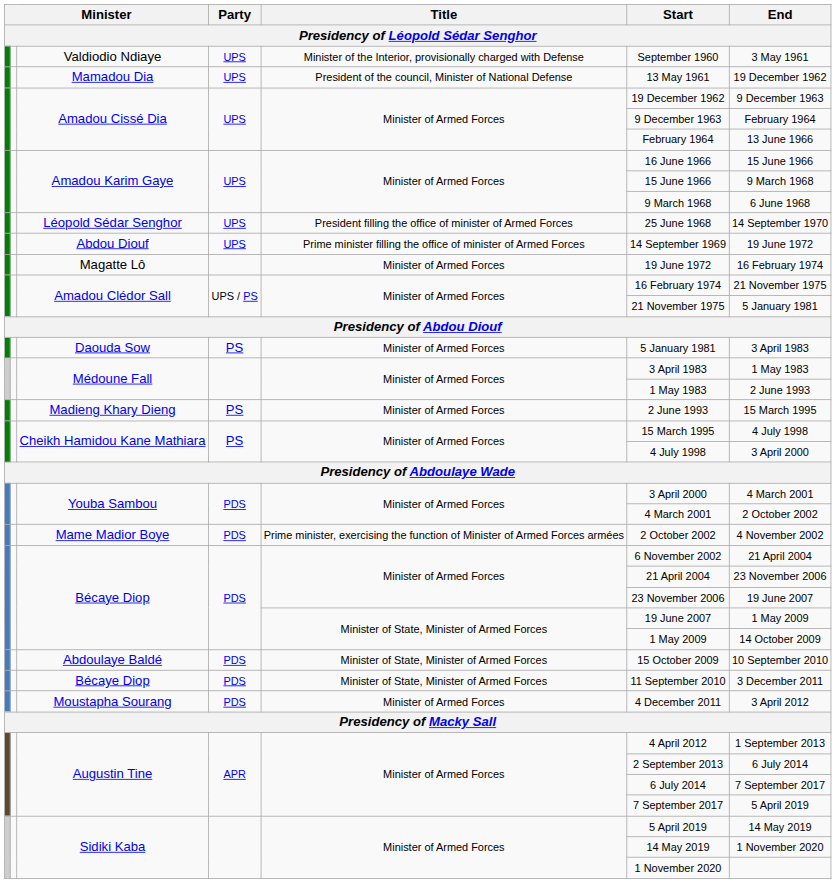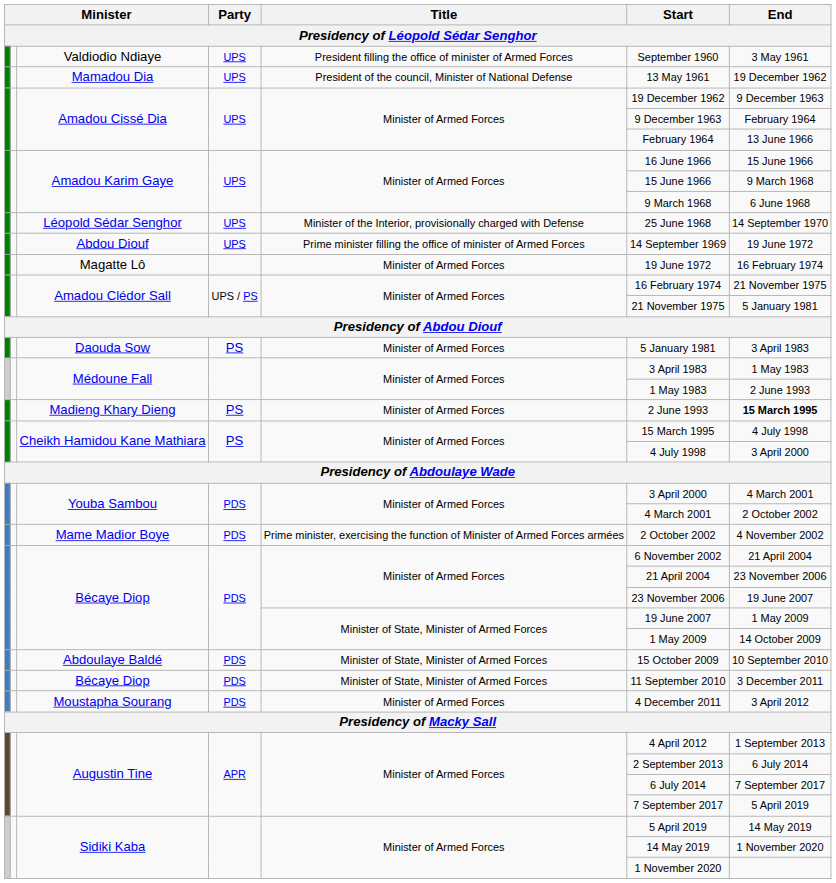(444, 57) Minister of the Interior, provisionally charged with Defense -> (444, 57) President filling the office of minister of Armed Forces
(444, 223) President filling the office of minister of Armed Forces -> (444, 223) Minister of the Interior, provisionally charged with Defense
(780, 411) normal -> (780, 410) bold
